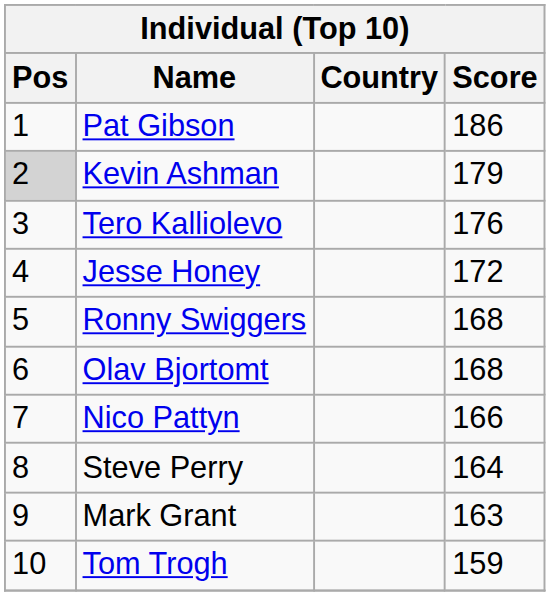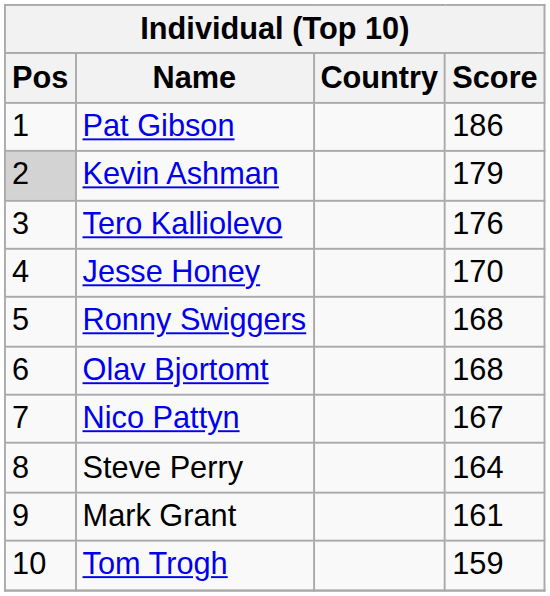(478, 272) 172 -> (478, 272) 170
(478, 418) 166 -> (478, 418) 167
(478, 516) 163 -> (478, 516) 161
